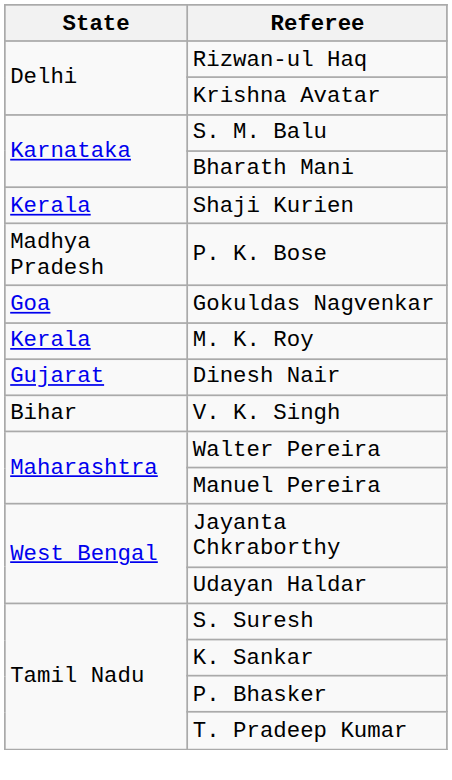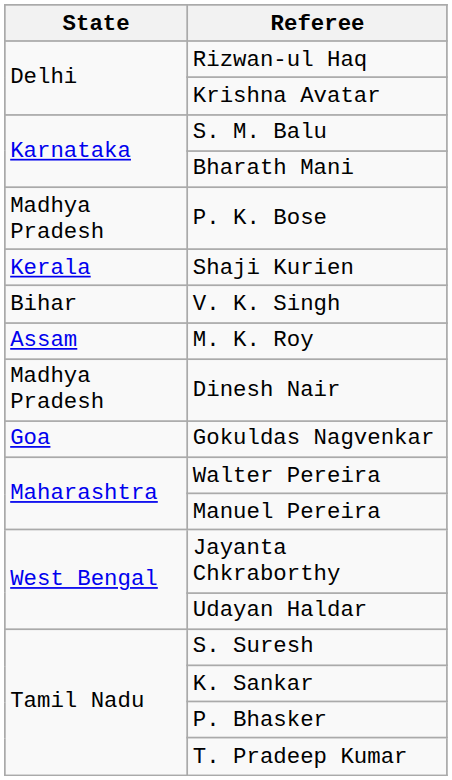rows swapped: (273, 205) <-> (260, 255)
rows swapped: (267, 413) <-> (314, 304)
(50, 340) Kerala -> (44, 340) Assam
(57, 377) Gujarat -> (57, 390) Madhya Pradesh
